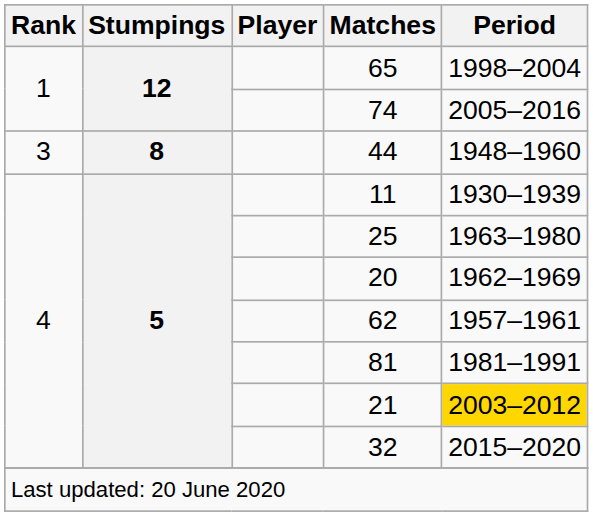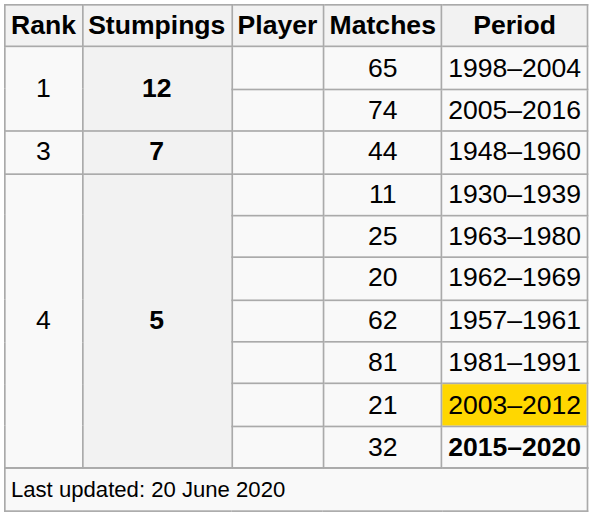(157, 151) 8 -> (157, 151) 7
(515, 446) normal -> (515, 446) bold
